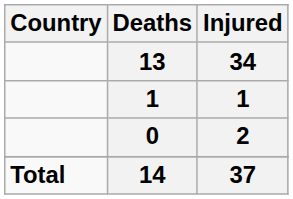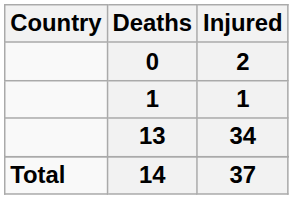rows swapped: (152, 61) <-> (152, 136)
